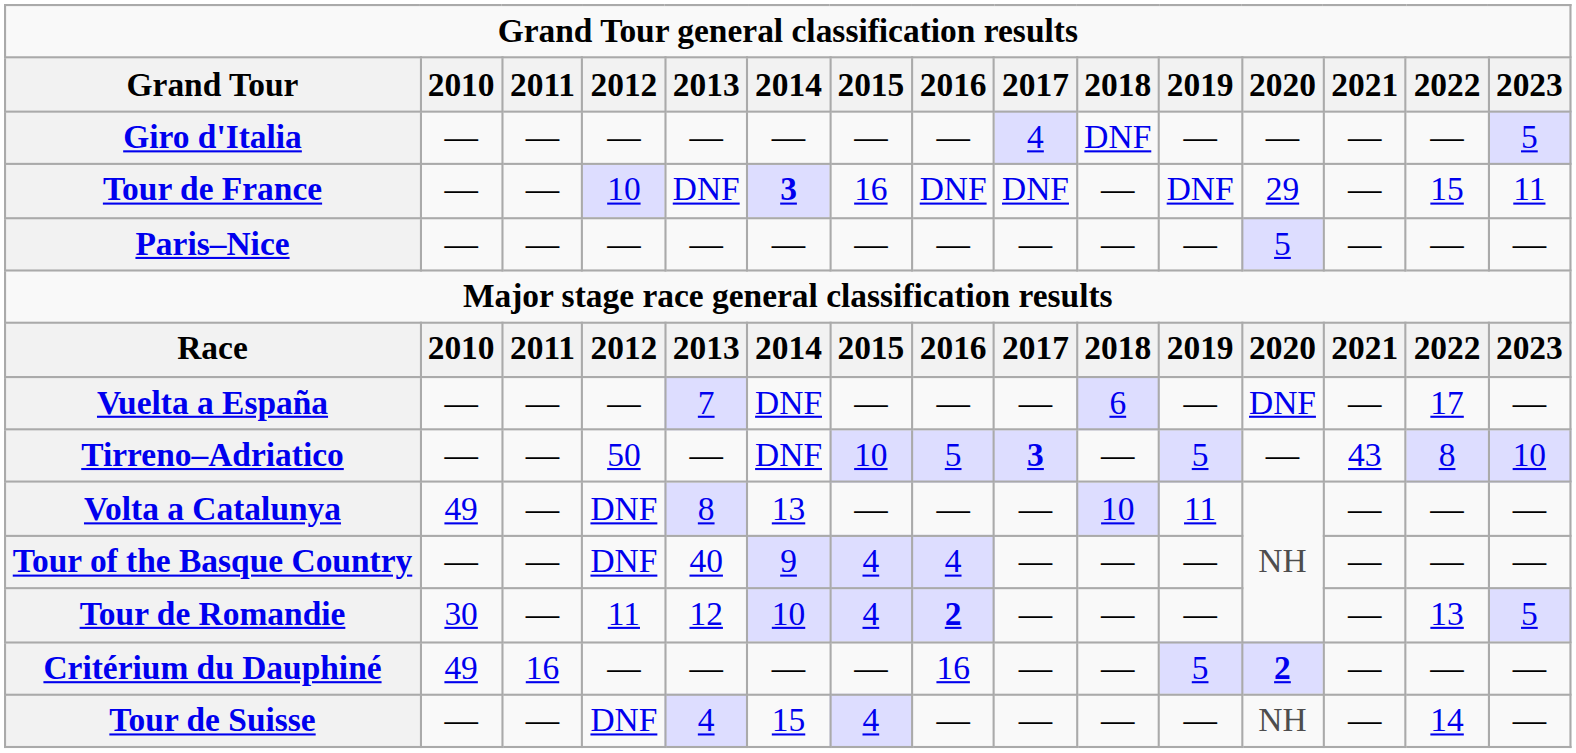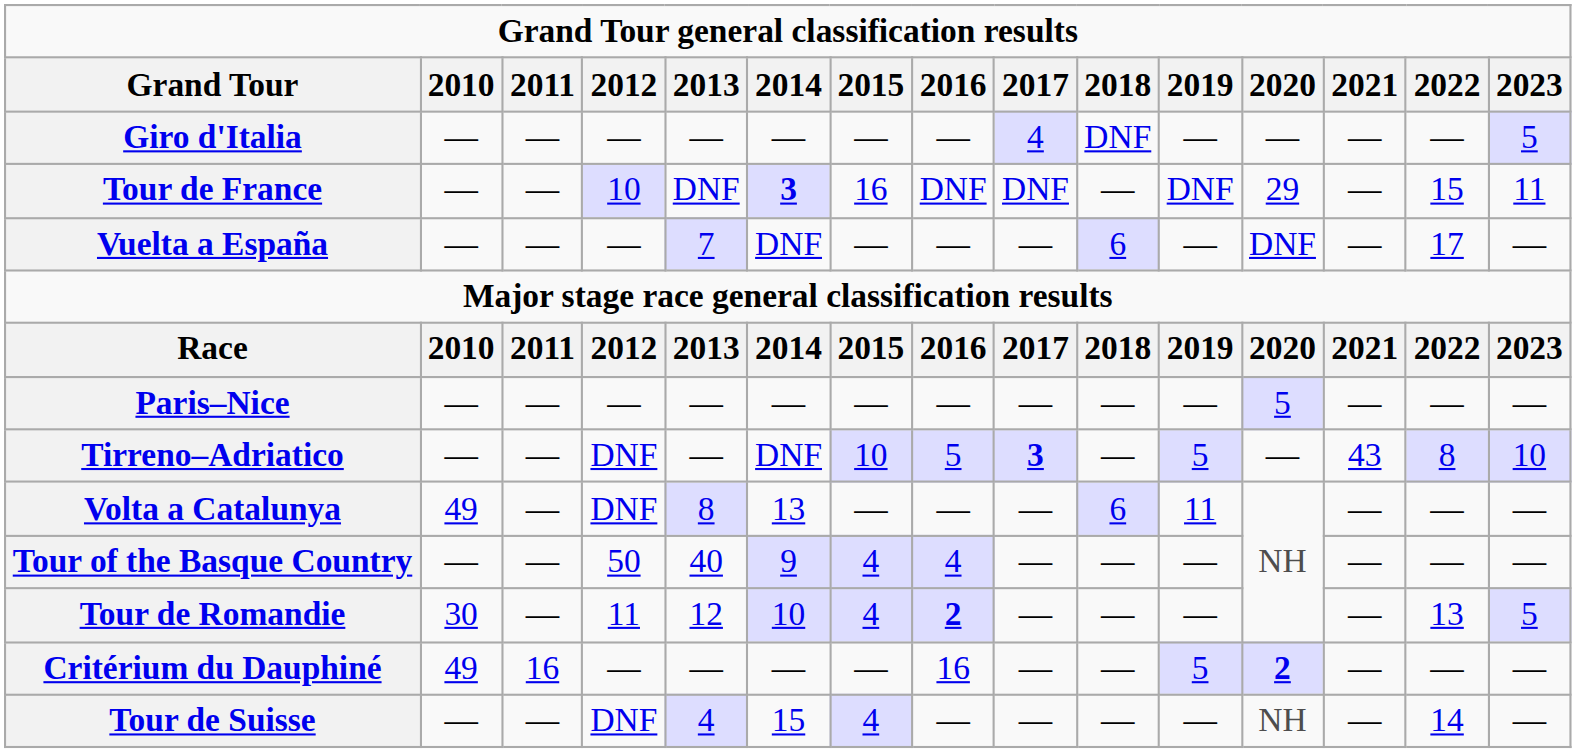rows swapped: (213, 402) <-> (213, 243)
(624, 455) 50 -> (624, 455) DNF
(1118, 508) 10 -> (1118, 508) 6
(624, 561) DNF -> (624, 561) 50
